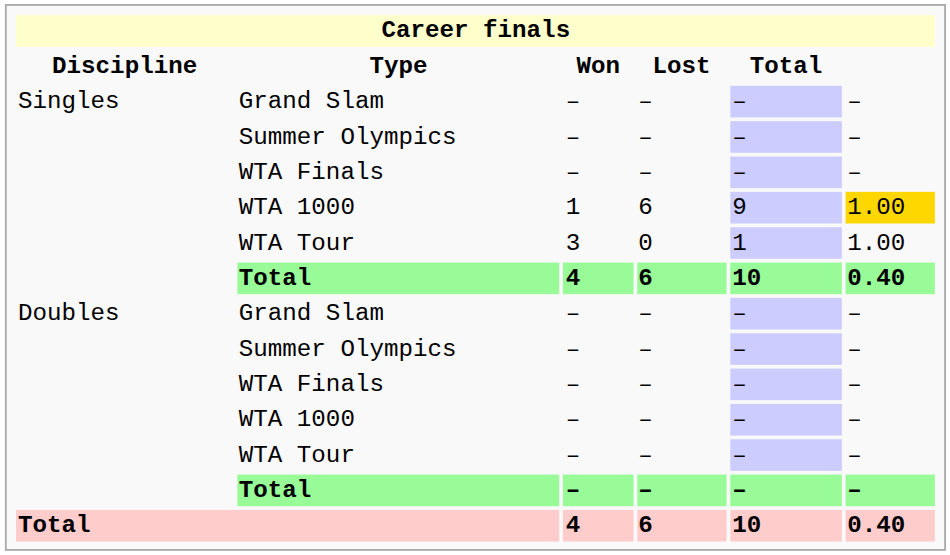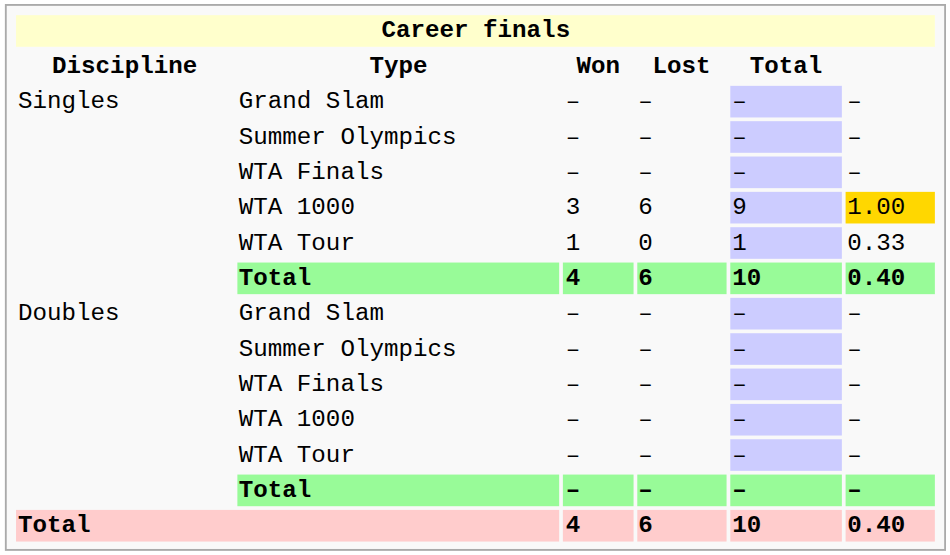(573, 207) 1 -> (573, 207) 3
(573, 242) 3 -> (573, 242) 1
(876, 242) 1.00 -> (876, 242) 0.33
